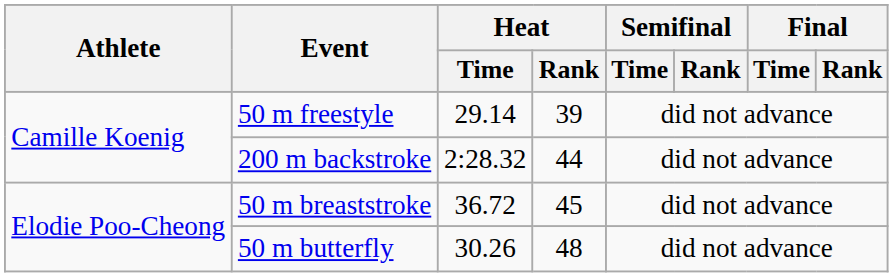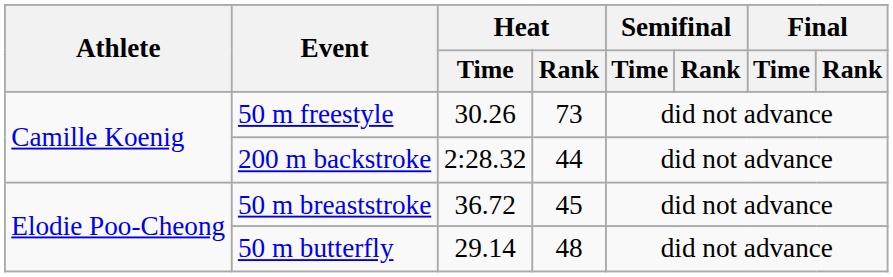(485, 114) 29.14 -> (485, 114) 30.26
(569, 114) 39 -> (569, 114) 73
(485, 249) 30.26 -> (485, 249) 29.14
